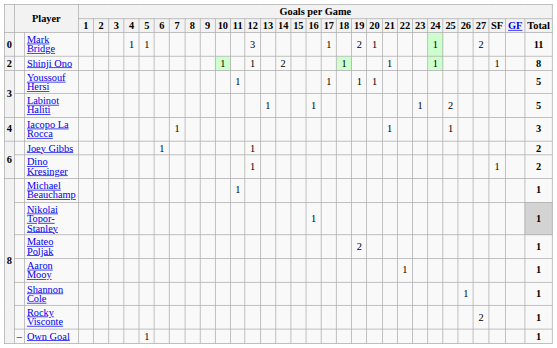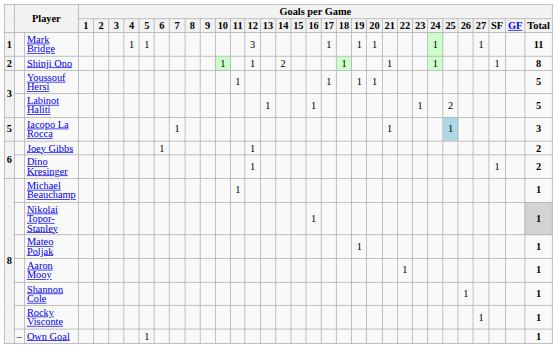(9, 45) 0 -> (9, 45) 1
(359, 45) 2 -> (359, 45) 1
(481, 45) 2 -> (481, 45) 1
(9, 129) 4 -> (9, 129) 5
(451, 129) no background -> (451, 129) lightblue background
(359, 247) 2 -> (359, 247) 1
(481, 317) 2 -> (481, 317) 1
